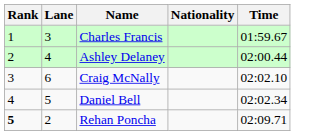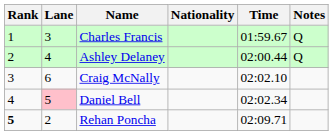+ column: (309, 15)
(48, 99) no background -> (48, 99) pink background
